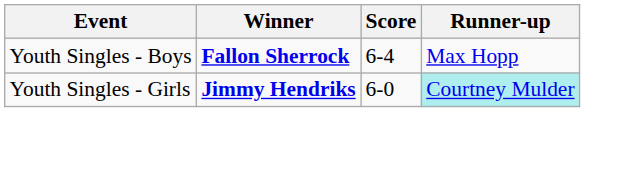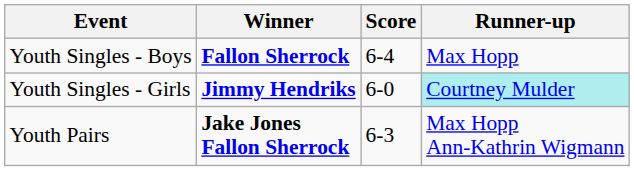+ row: (59, 135)
